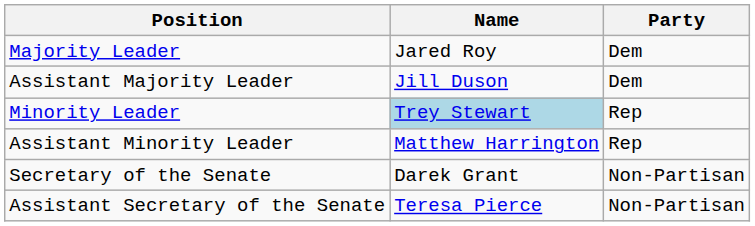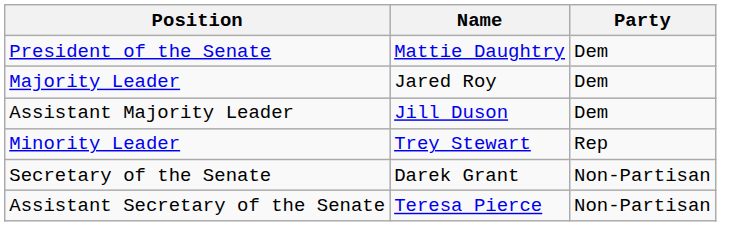+ row: (140, 51)
(463, 113) lightblue background -> (463, 144) no background
- row: (152, 144)
